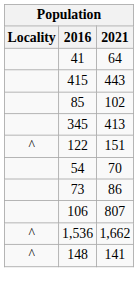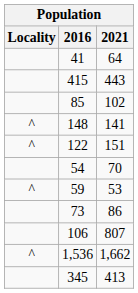rows swapped: (78, 255) <-> (78, 124)
+ row: (78, 189)
